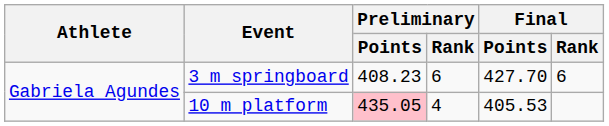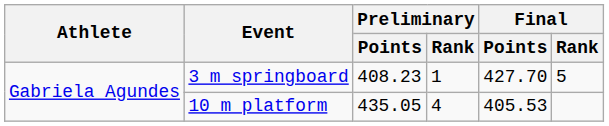(436, 77) 6 -> (436, 77) 1
(561, 77) 6 -> (561, 77) 5
(389, 106) pink background -> (389, 106) no background
